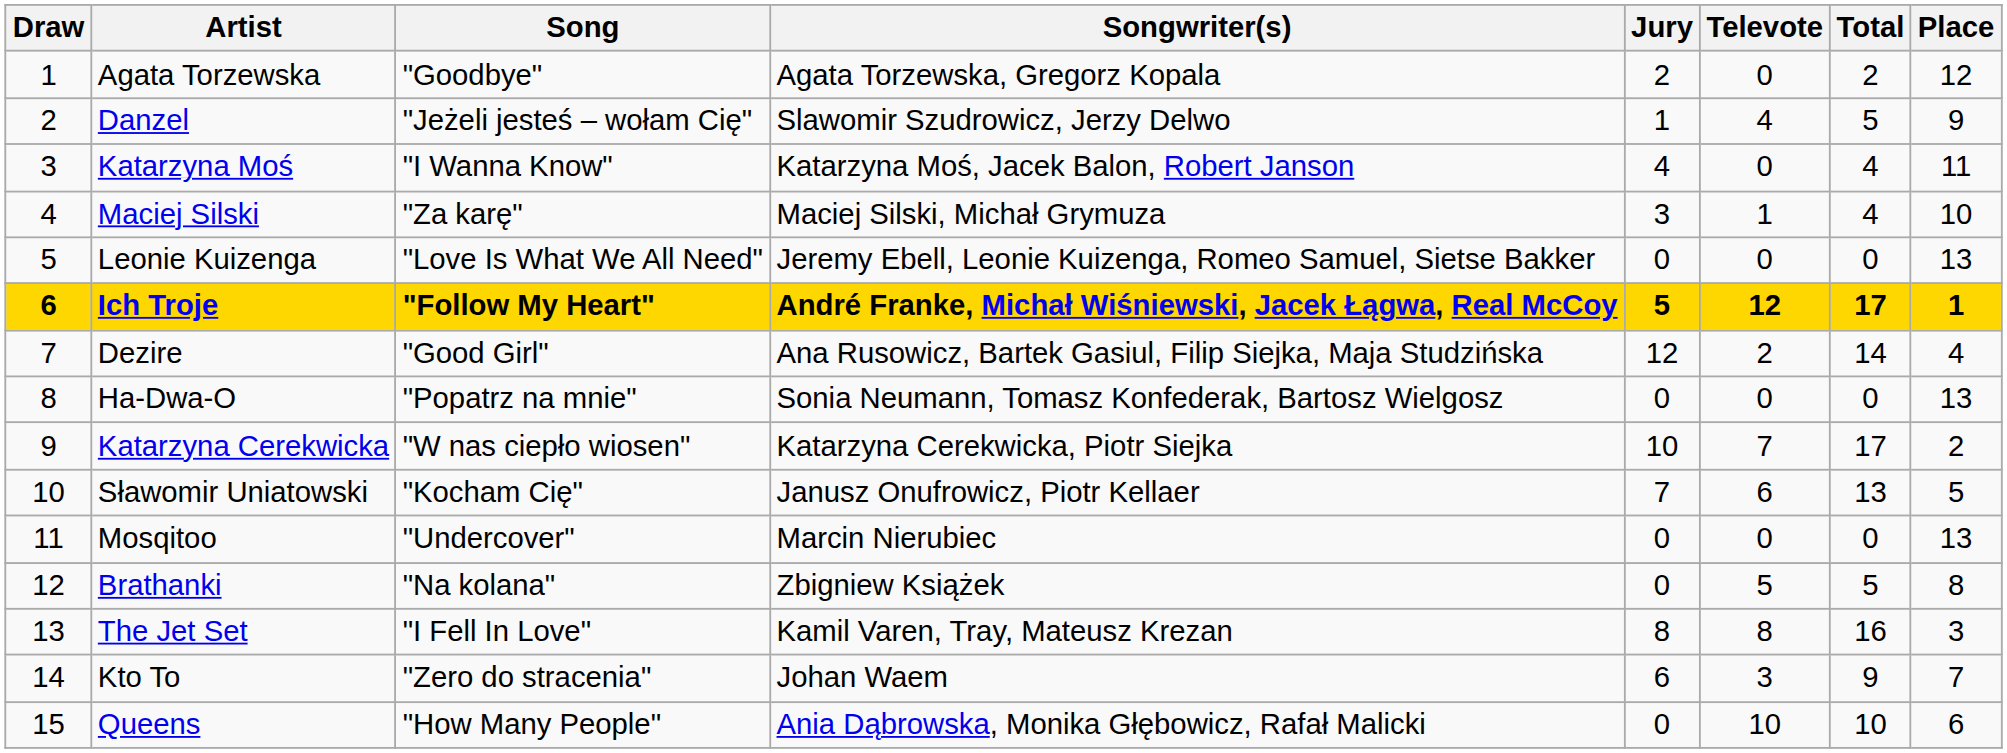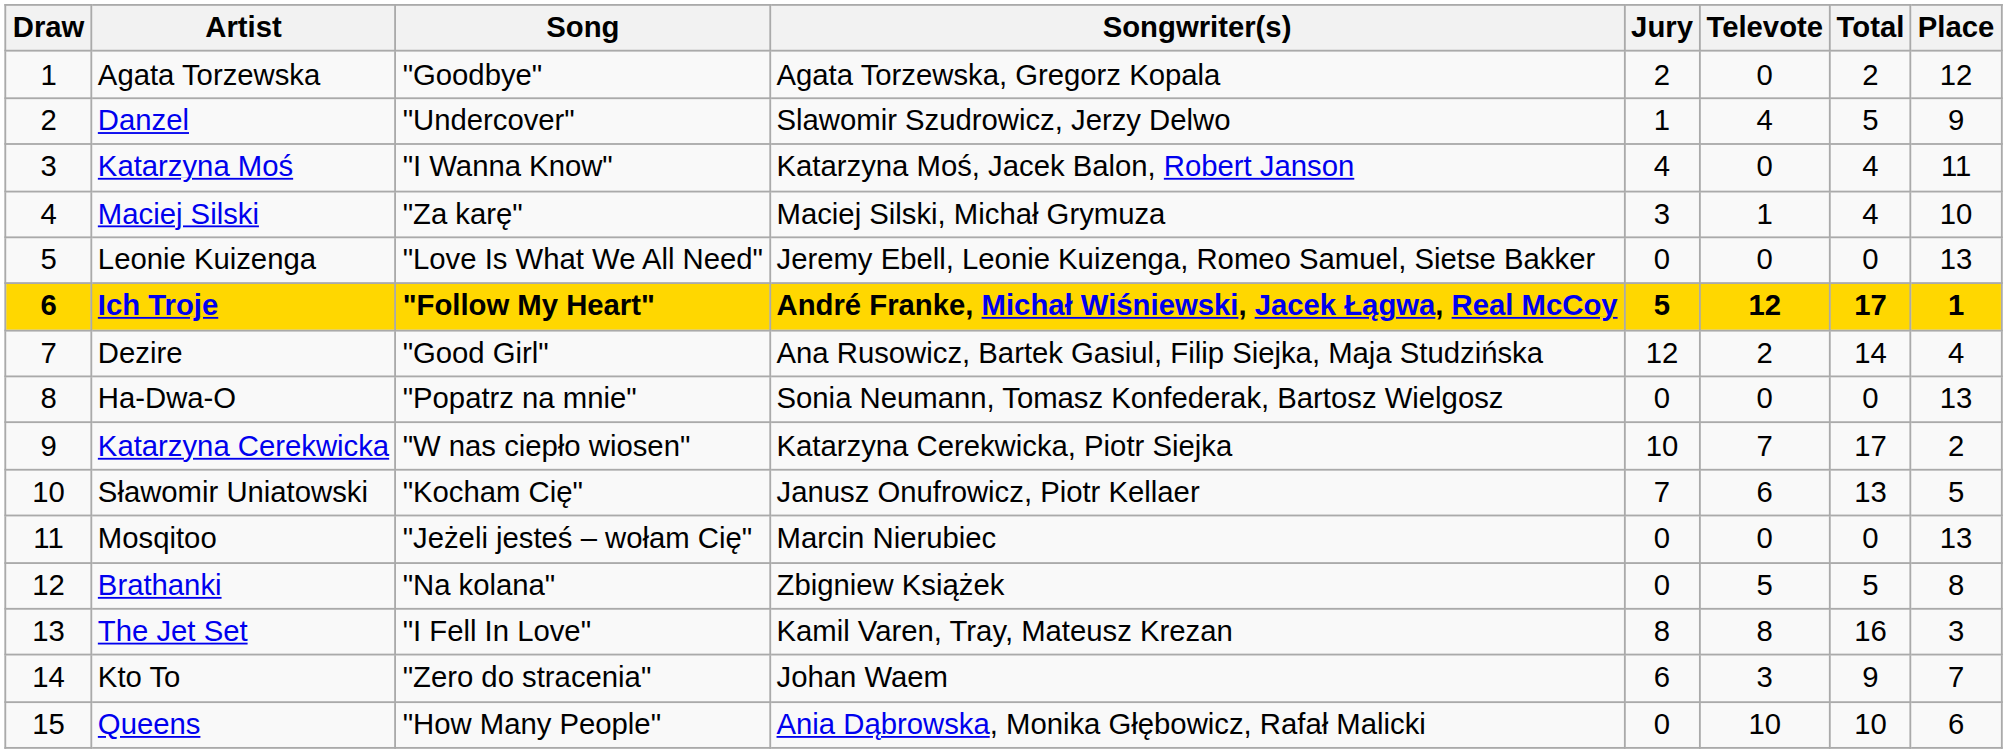(577, 120) "Jeżeli jesteś – wołam Cię" -> (489, 120) "Undercover"
(489, 538) "Undercover" -> (577, 538) "Jeżeli jesteś – wołam Cię"
